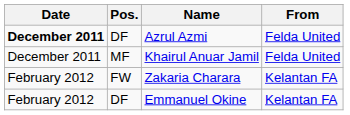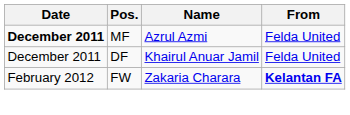(119, 36) DF -> (120, 36) MF
(120, 57) MF -> (119, 57) DF
(301, 78) normal -> (303, 78) bold
- row: (195, 99)
